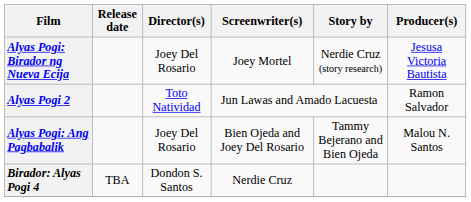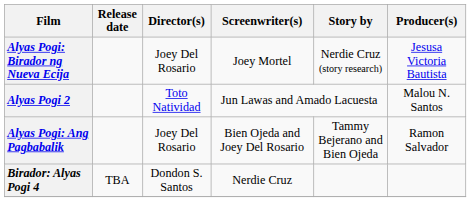(427, 100) Ramon Salvador -> (427, 100) Malou N. Santos
(427, 140) Malou N. Santos -> (427, 140) Ramon Salvador
